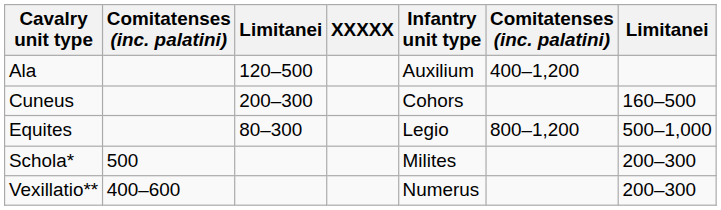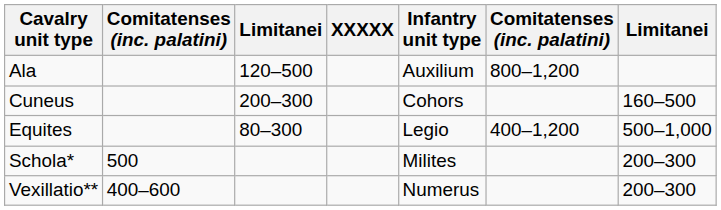(535, 70) 400–1,200 -> (535, 70) 800–1,200
(535, 130) 800–1,200 -> (535, 130) 400–1,200
